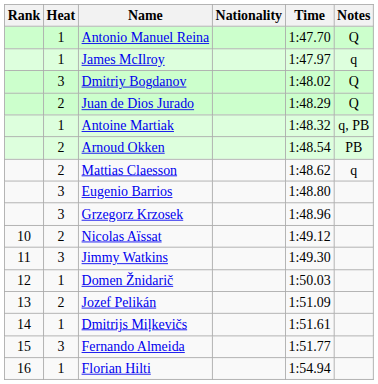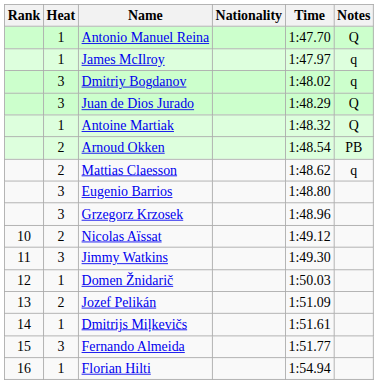(354, 81) Q -> (354, 81) q
(61, 103) 2 -> (61, 103) 3
(354, 125) q, PB -> (354, 125) Q
